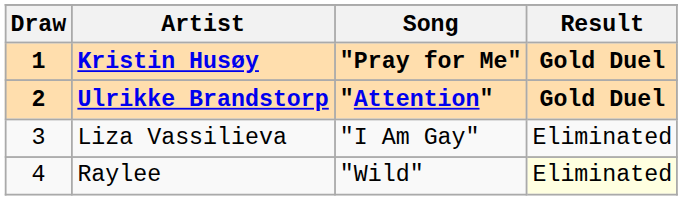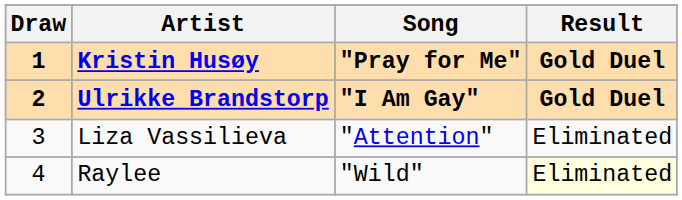(417, 100) "Attention" -> (410, 100) "I Am Gay"
(410, 138) "I Am Gay" -> (417, 138) "Attention"
